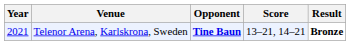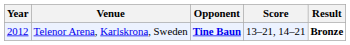(18, 31) 2021 -> (18, 31) 2012
